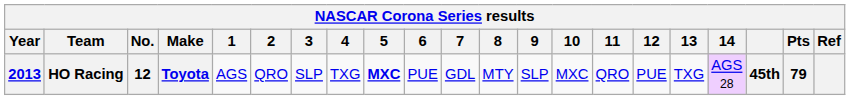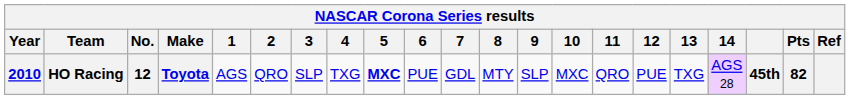(25, 74) 2013 -> (25, 74) 2010
(799, 74) 79 -> (799, 74) 82
